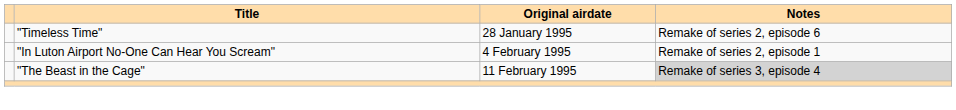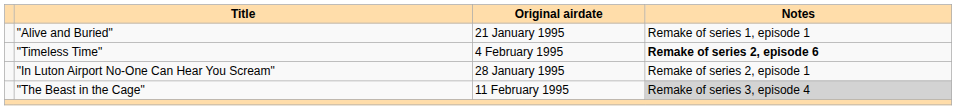+ row: (65, 33)
(527, 33) 28 January 1995 -> (519, 52) 4 February 1995
(739, 33) normal -> (733, 52) bold
(527, 52) 4 February 1995 -> (520, 71) 28 January 1995
